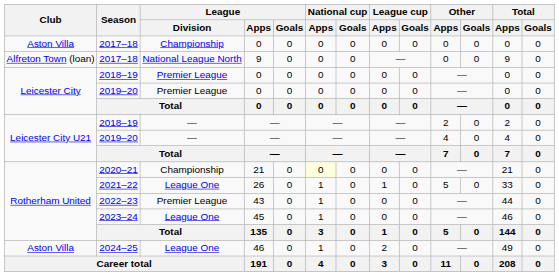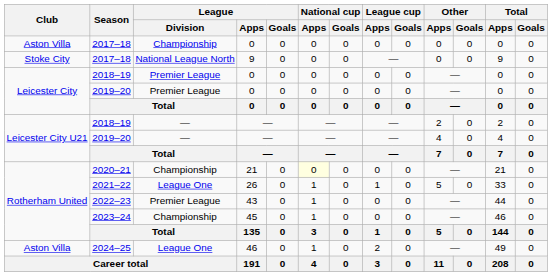(51, 59) Alfreton Town (loan) -> (47, 59) Stoke City
(192, 216) League One -> (185, 216) Championship
